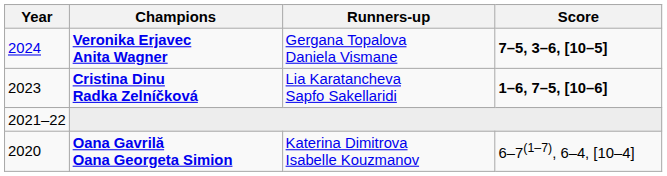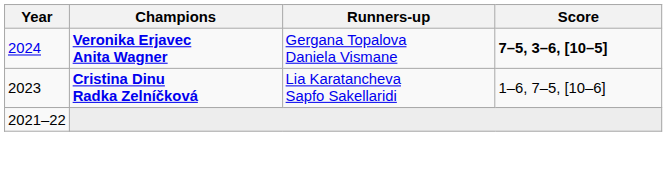(553, 88) bold -> (552, 88) normal
- row: (153, 152)
